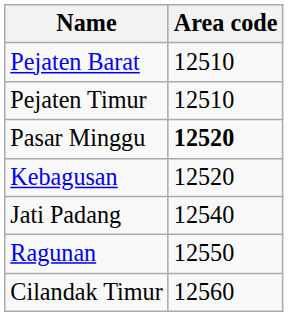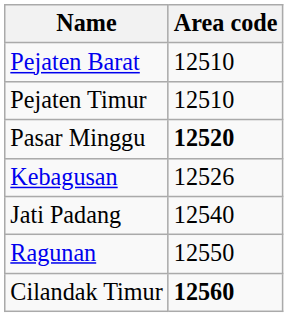(204, 176) 12520 -> (204, 176) 12526
(204, 291) normal -> (204, 291) bold
